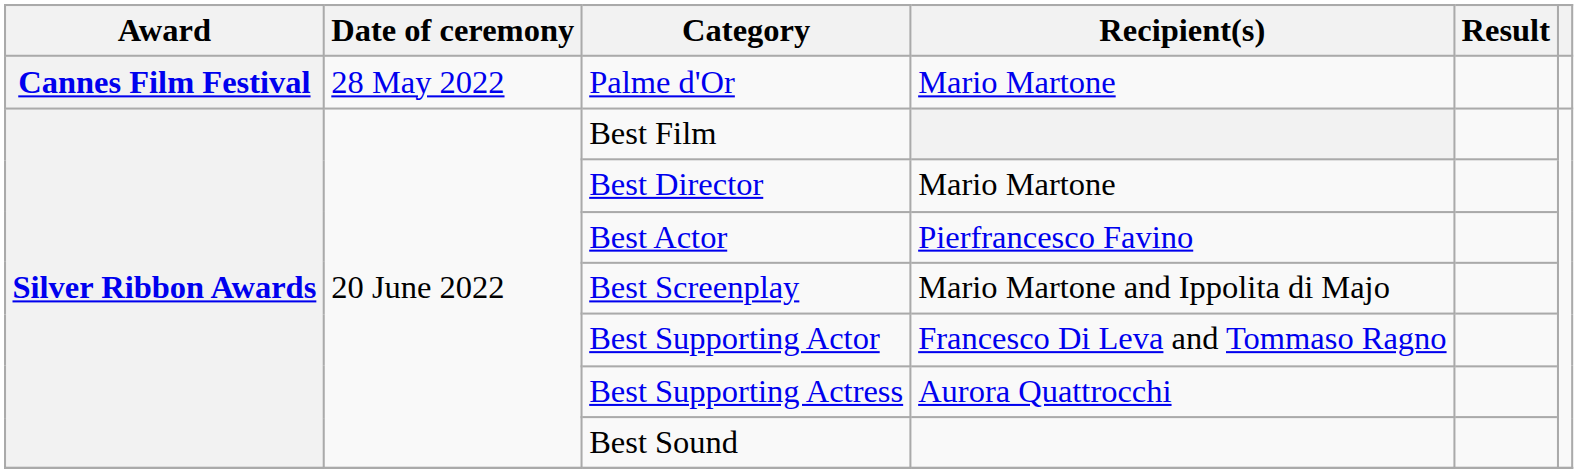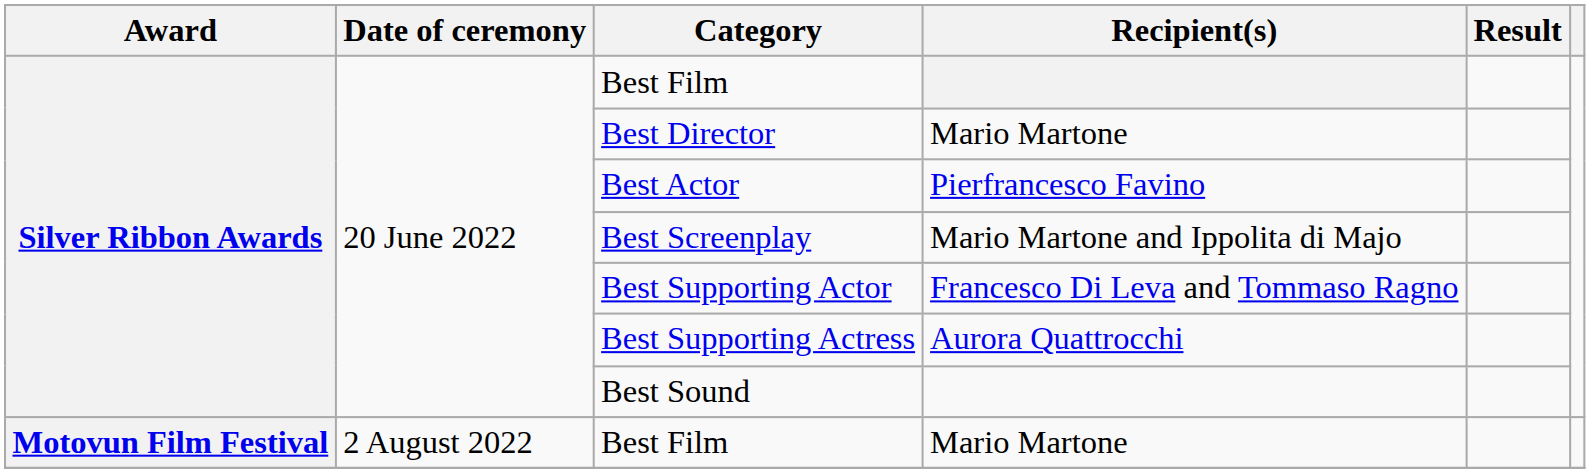- row: (662, 81)
+ row: (665, 442)
